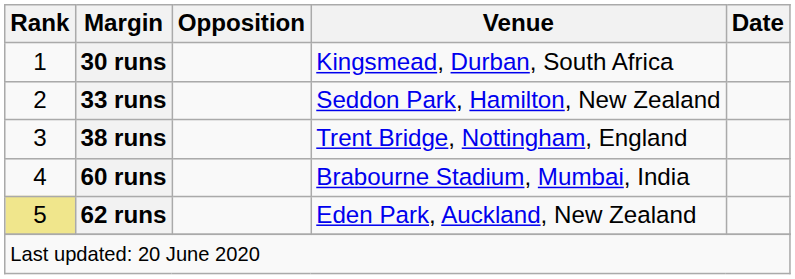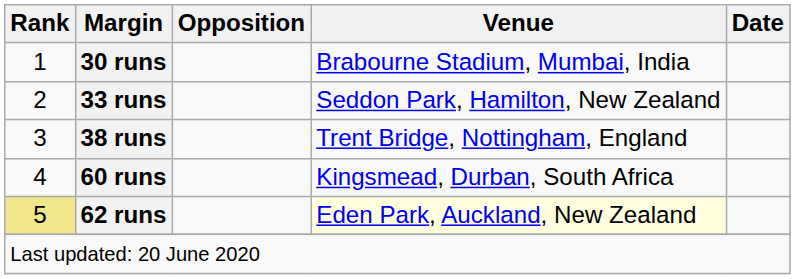(495, 61) Kingsmead, Durban, South Africa -> (503, 61) Brabourne Stadium, Mumbai, India
(503, 176) Brabourne Stadium, Mumbai, India -> (495, 176) Kingsmead, Durban, South Africa
(506, 215) no background -> (506, 215) lightyellow background
